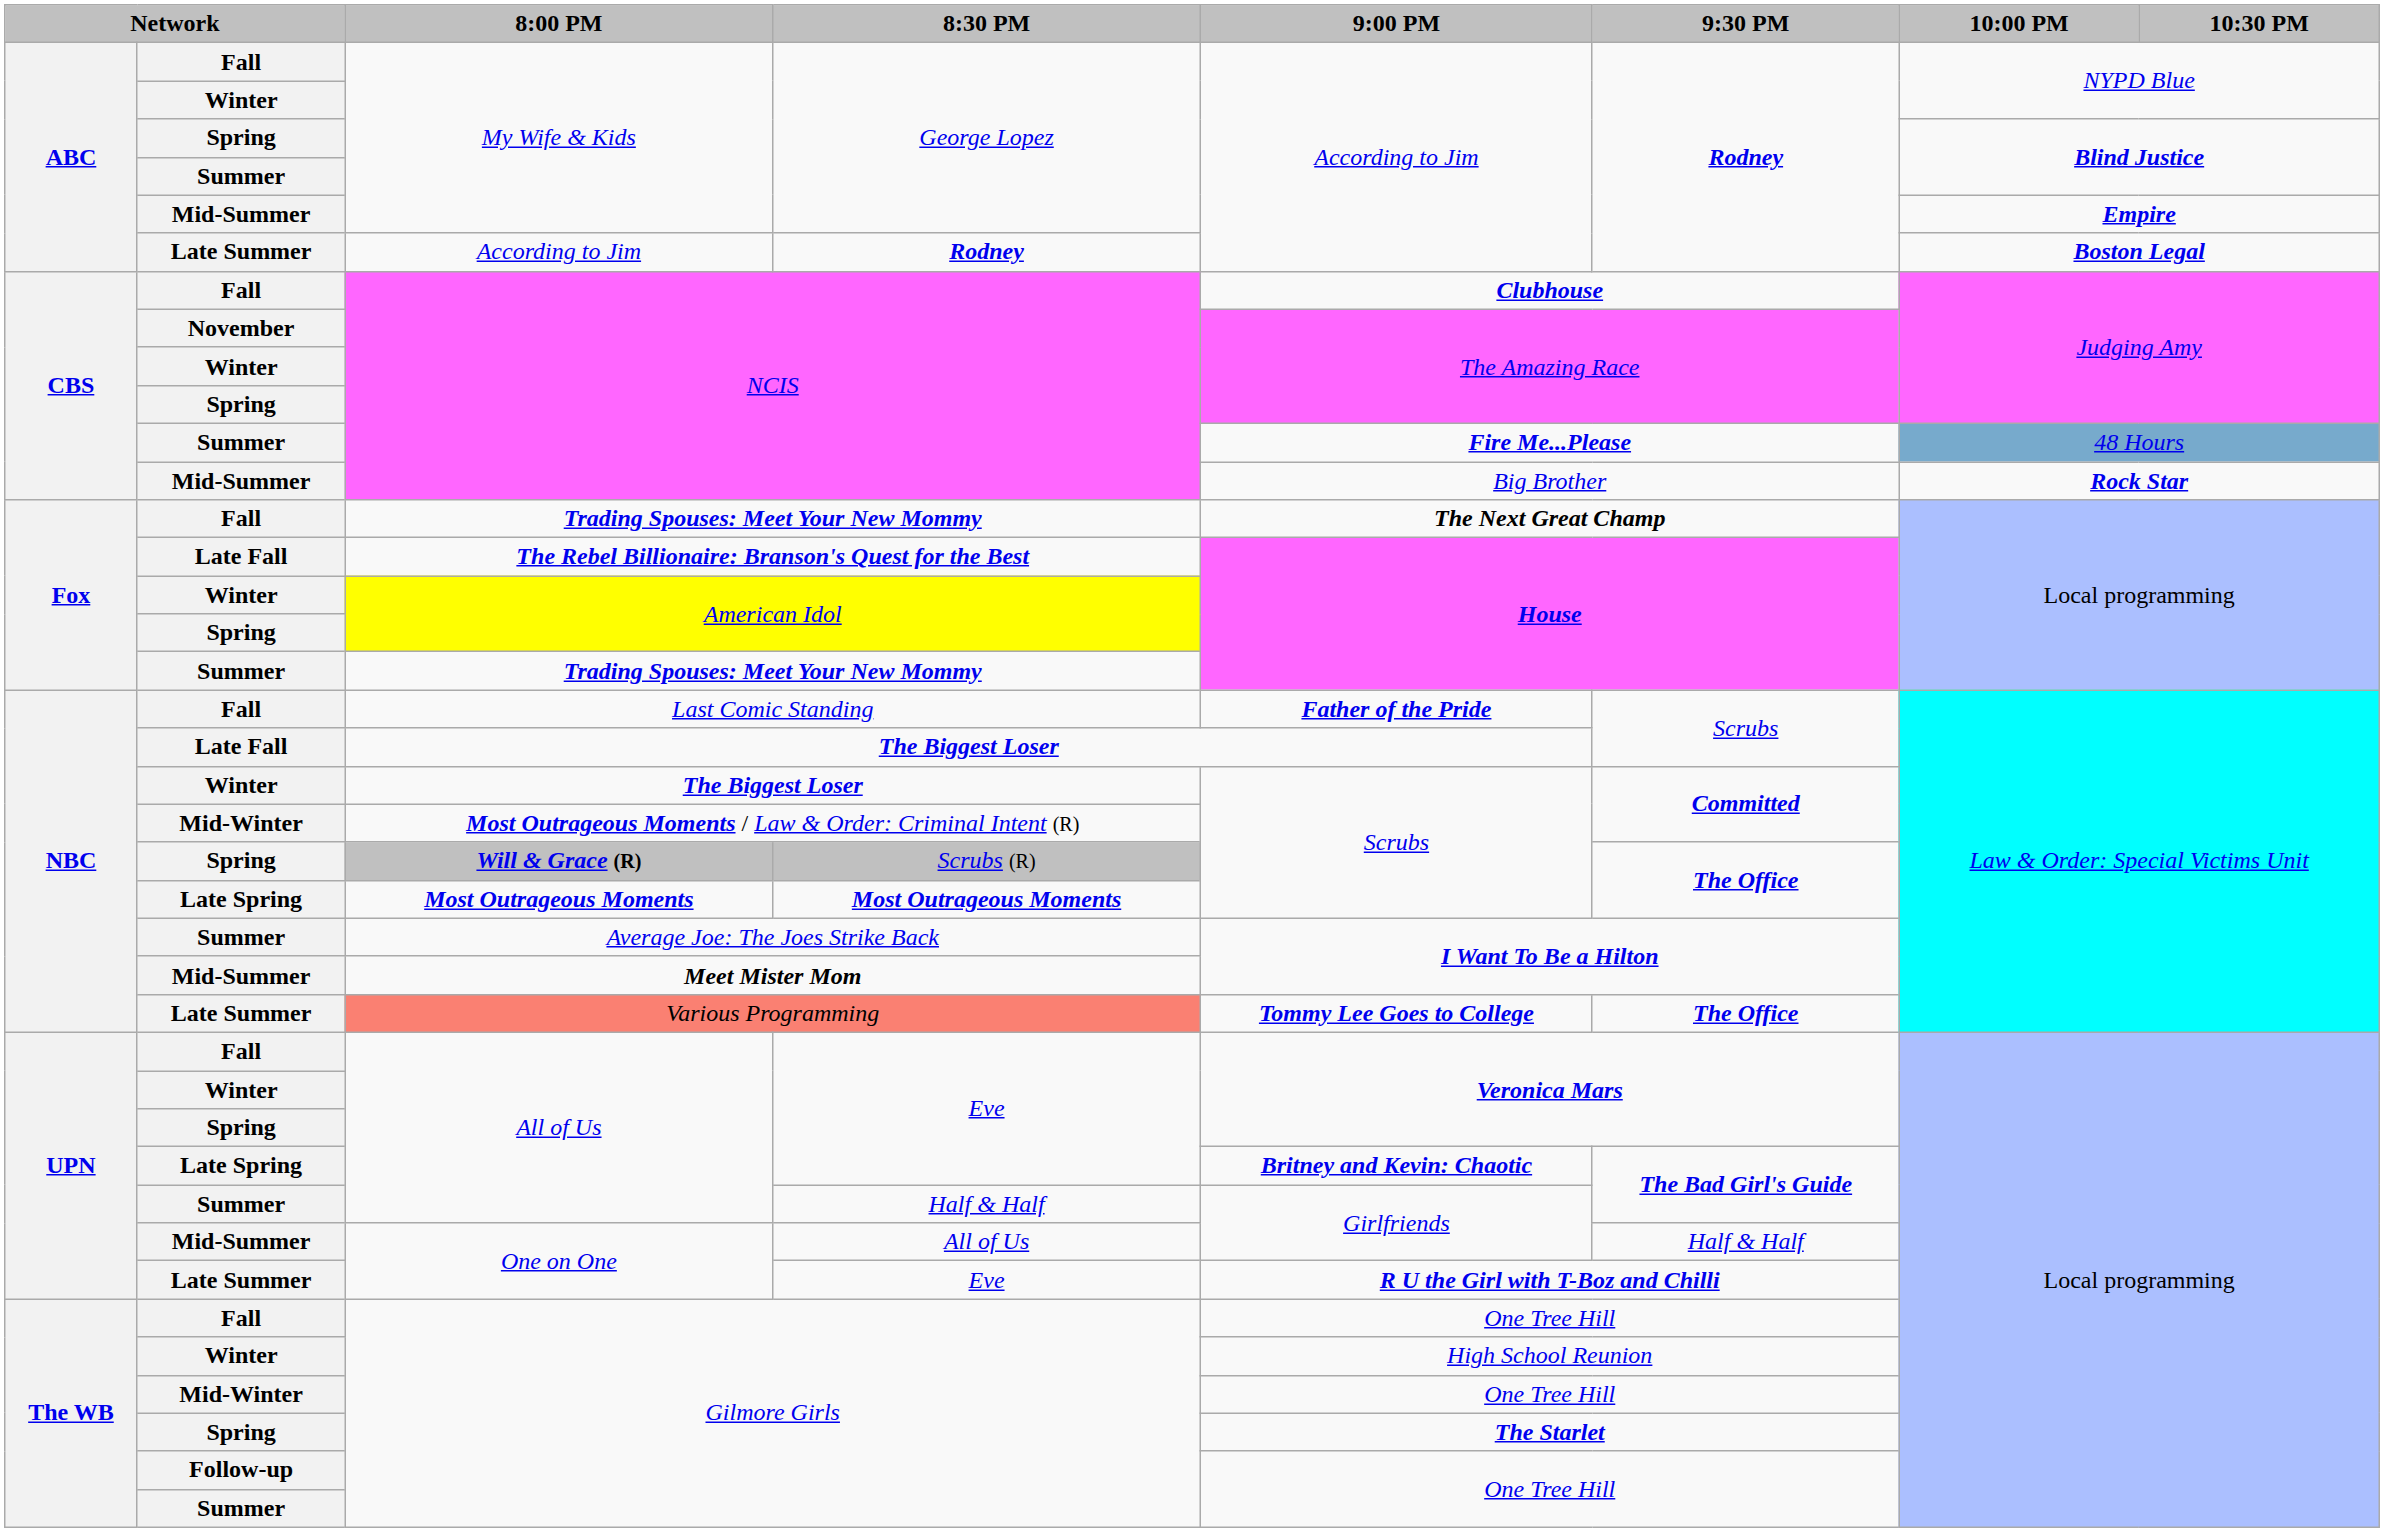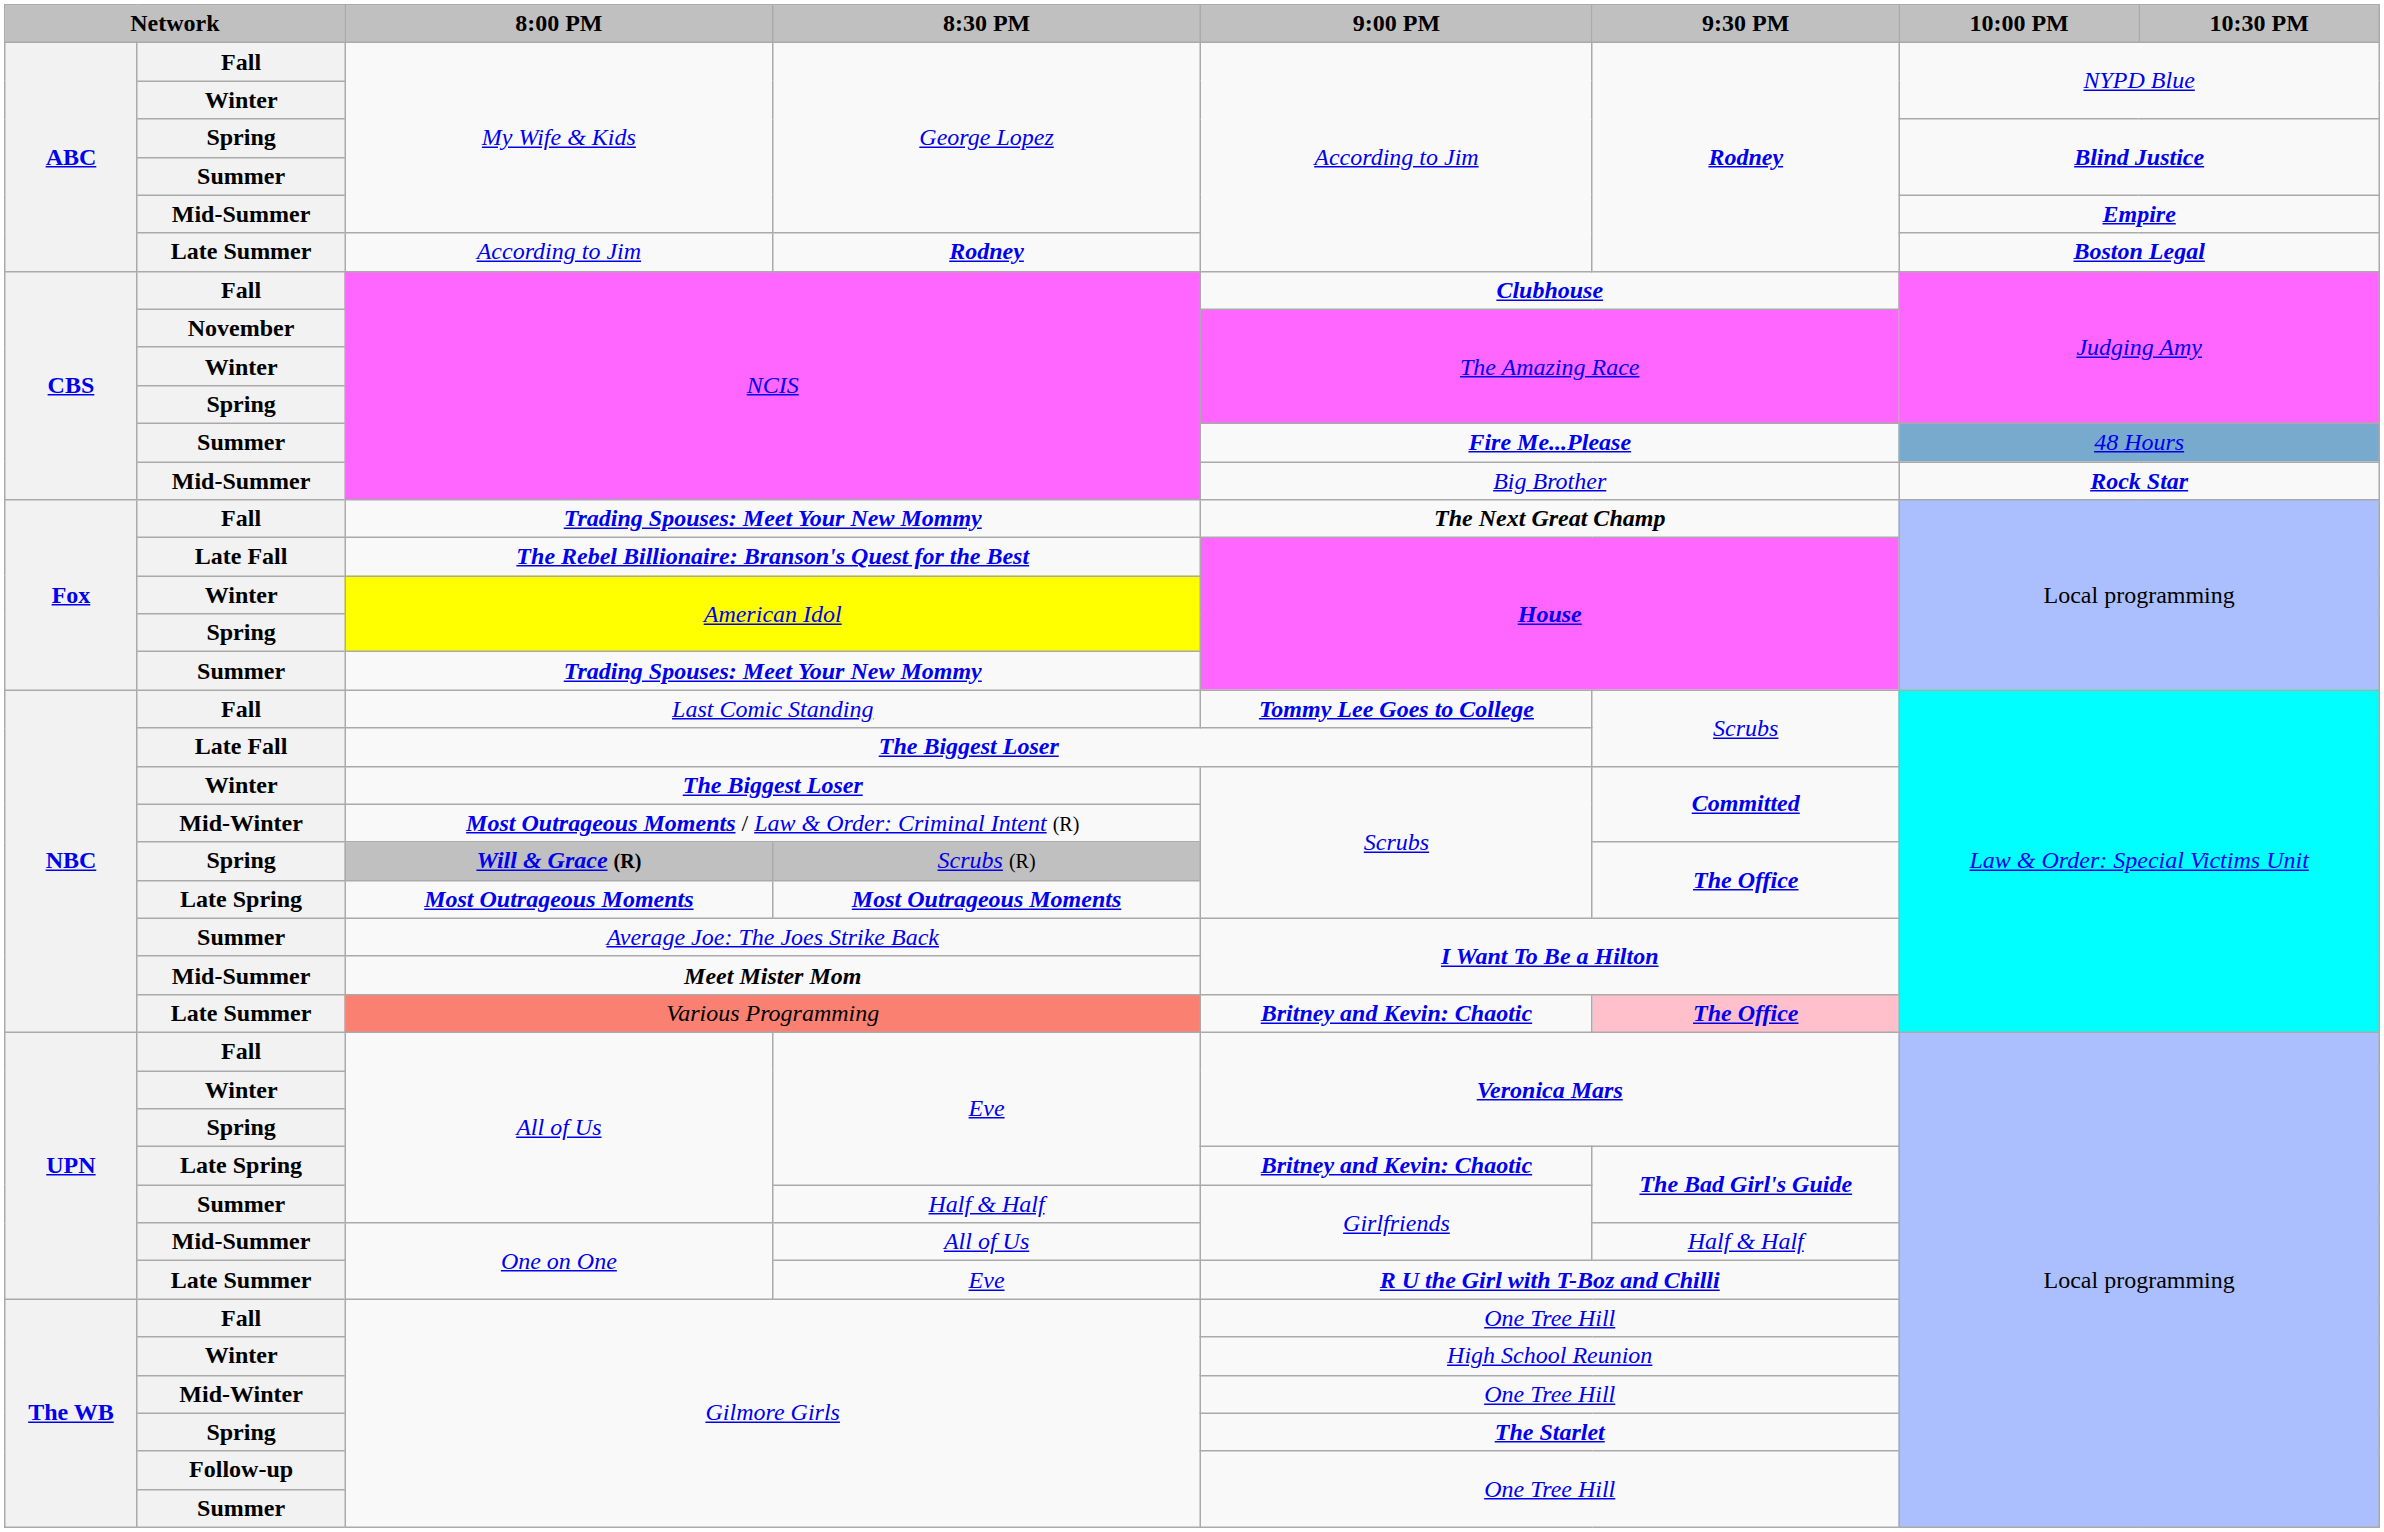(1396, 708) Father of the Pride -> (1396, 708) Tommy Lee Goes to College
(1396, 1013) Tommy Lee Goes to College -> (1396, 1013) Britney and Kevin: Chaotic
(1746, 1013) no background -> (1746, 1013) pink background
